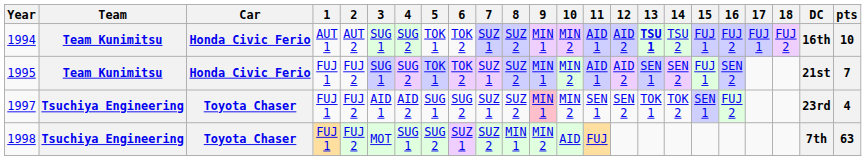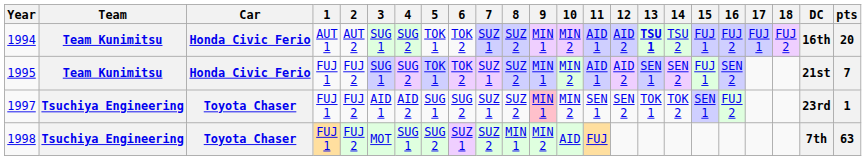(847, 40) 10 -> (847, 40) 20
(847, 106) 4 -> (847, 106) 1
